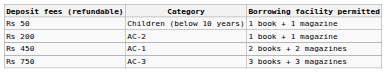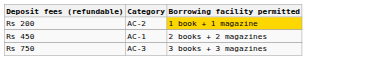- row: (18, 23)
(293, 36) no background -> (213, 23) gold background
